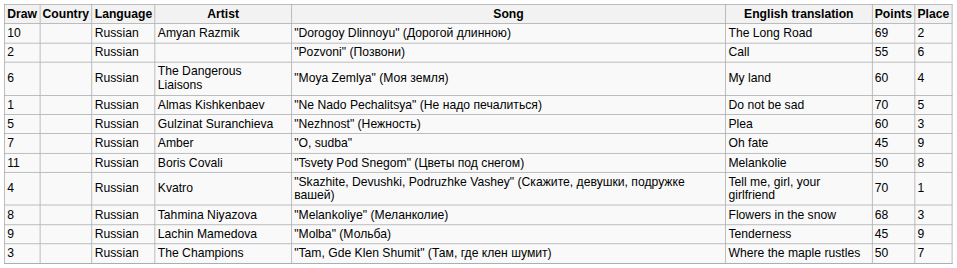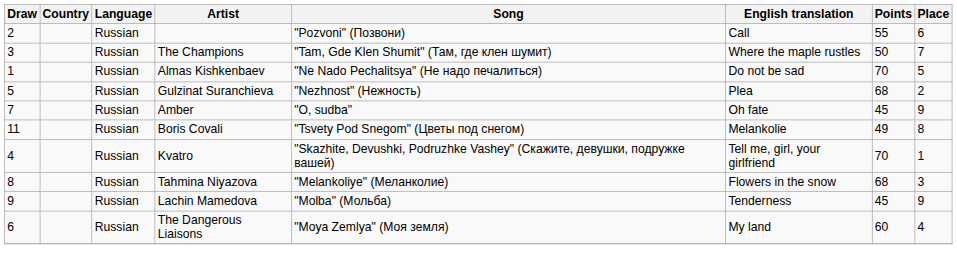- row: (14, 33)
rows swapped: (11, 253) <-> (11, 78)
(882, 124) 60 -> (882, 91) 68
(921, 124) 3 -> (921, 91) 2
(882, 162) 50 -> (882, 129) 49
